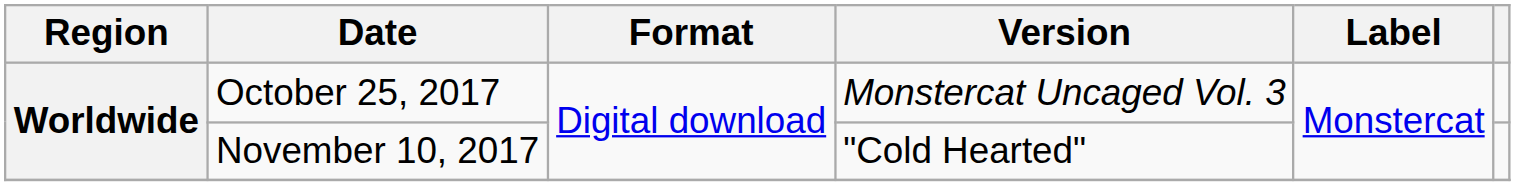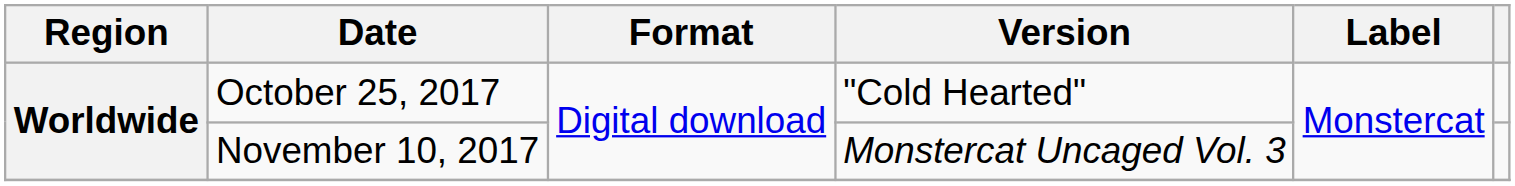(1064, 92) Monstercat Uncaged Vol. 3 -> (965, 92) "Cold Hearted"
(965, 150) "Cold Hearted" -> (1064, 150) Monstercat Uncaged Vol. 3
